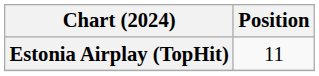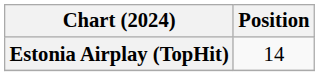(274, 53) 11 -> (274, 53) 14
